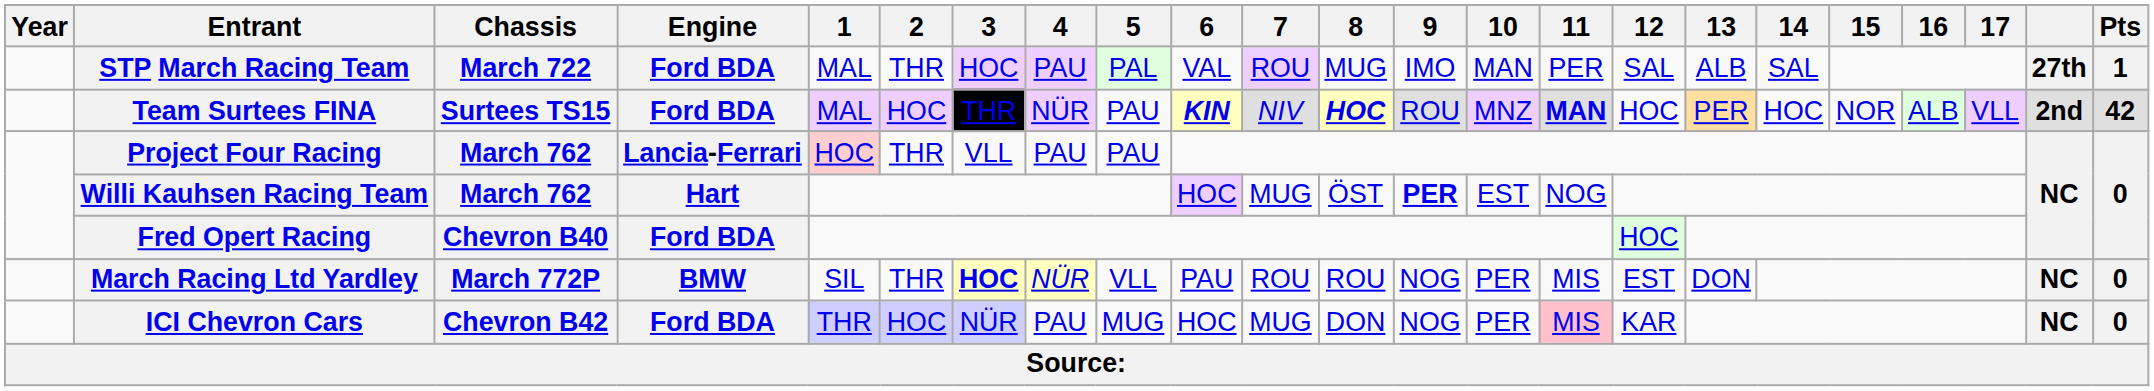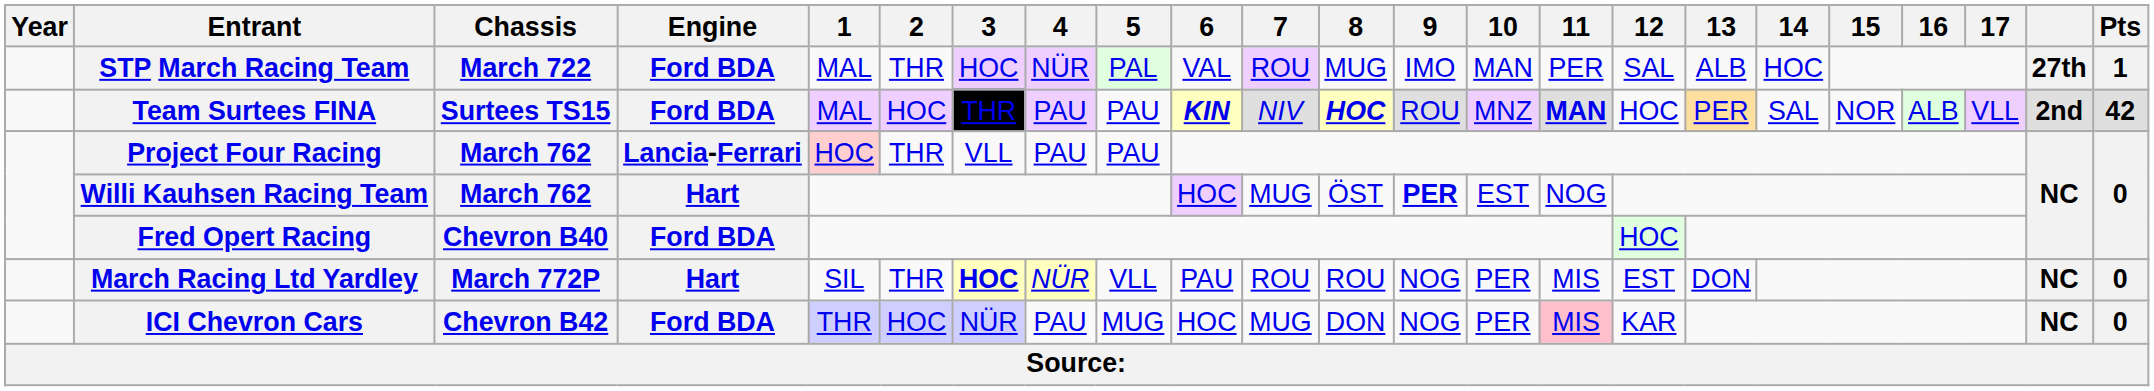(1060, 68) PAU -> (1060, 68) NÜR
(1793, 68) SAL -> (1793, 68) HOC
(1060, 110) NÜR -> (1060, 110) PAU
(1793, 110) HOC -> (1793, 110) SAL
(712, 279) BMW -> (712, 279) Hart
